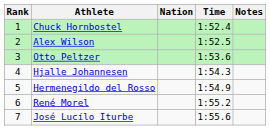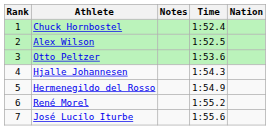columns swapped: (176, 12) <-> (249, 12)
